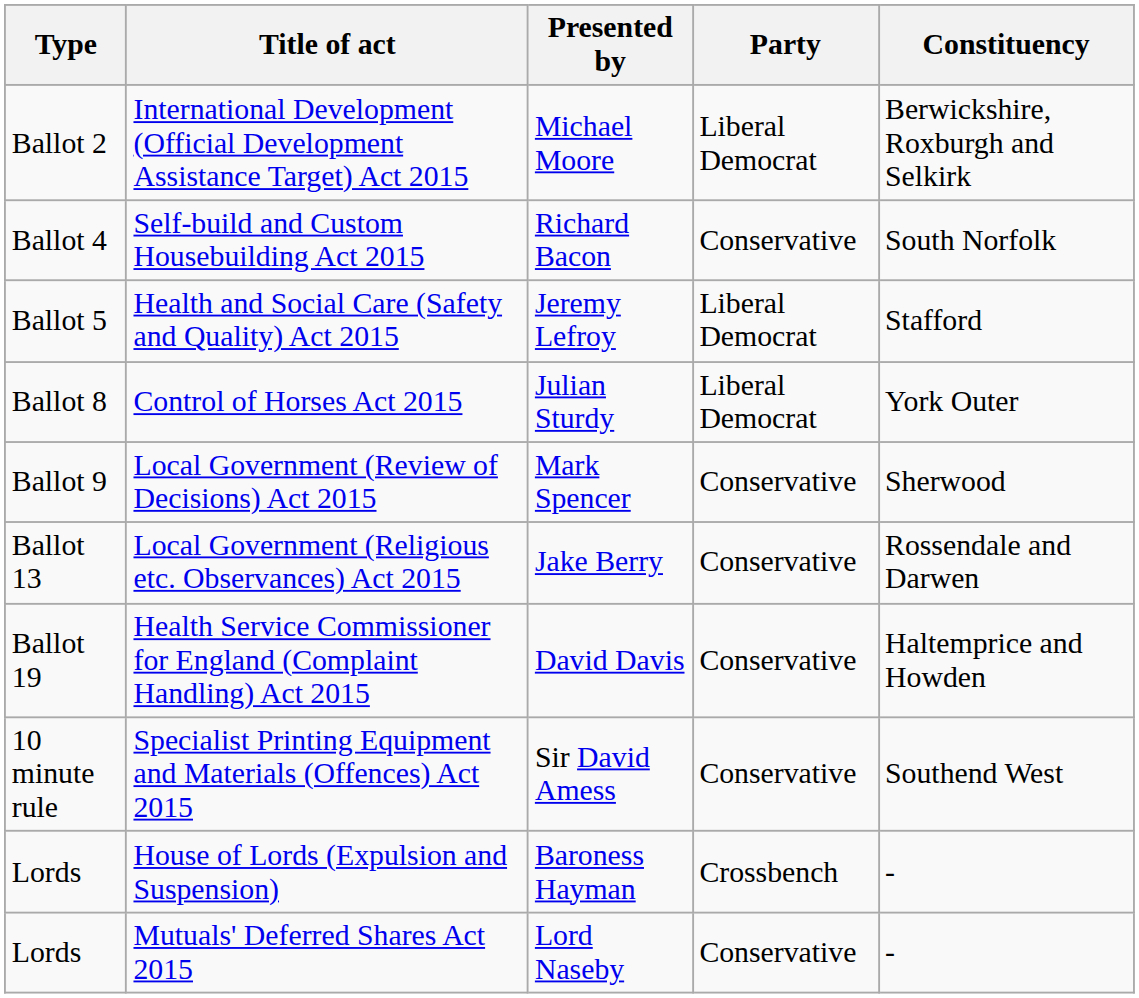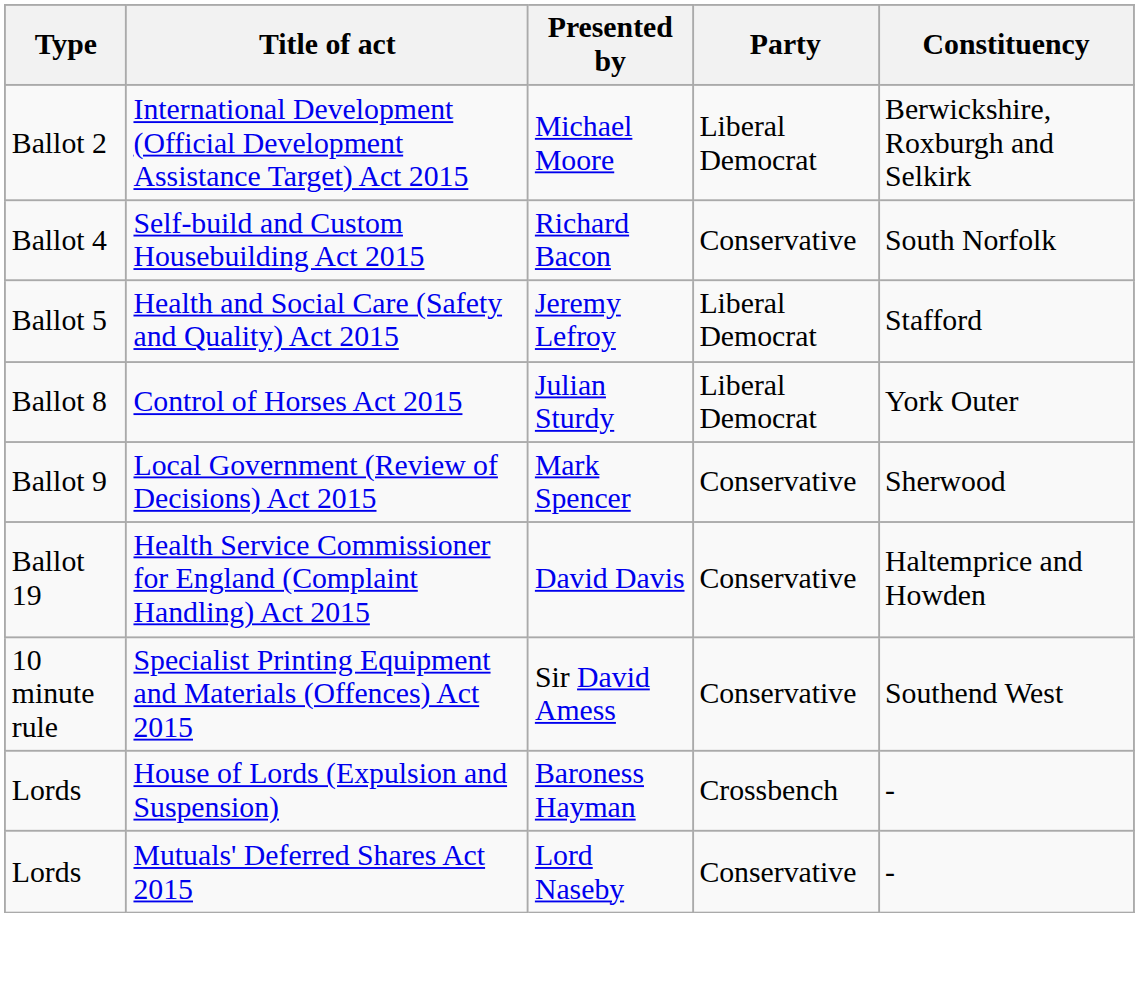- row: (311, 562)
